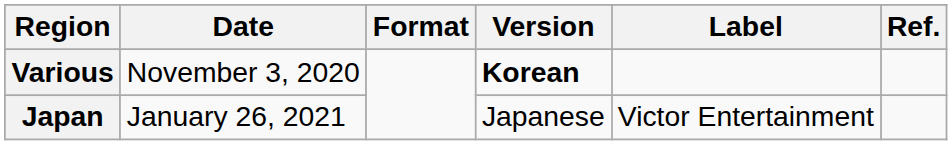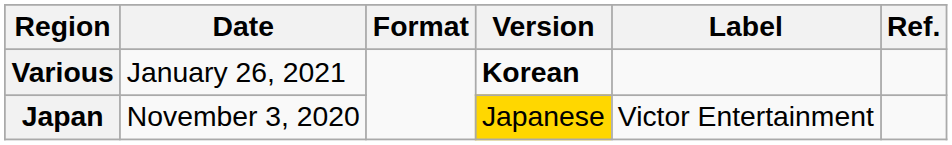(243, 71) November 3, 2020 -> (236, 71) January 26, 2021
(236, 116) January 26, 2021 -> (243, 116) November 3, 2020
(543, 116) no background -> (543, 116) gold background
